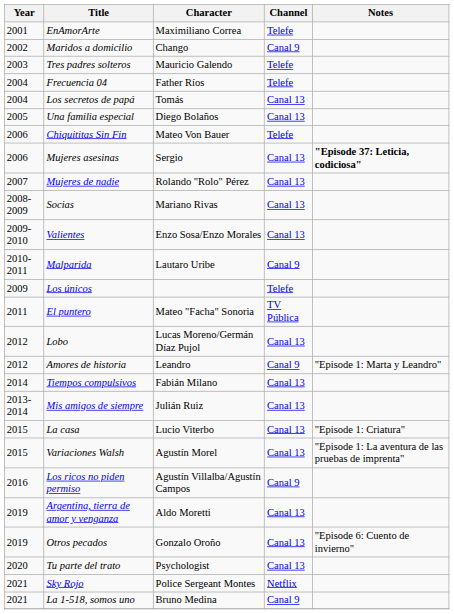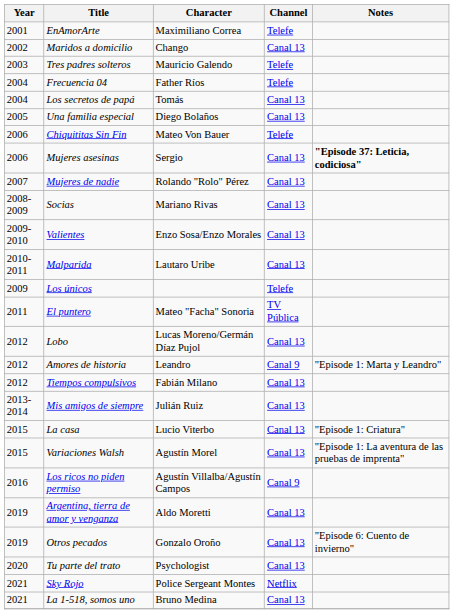(283, 48) Canal 9 -> (286, 48) Canal 13
(283, 265) Canal 9 -> (286, 265) Canal 13
(17, 382) 2014 -> (17, 382) 2012
(283, 600) Canal 9 -> (286, 600) Canal 13
